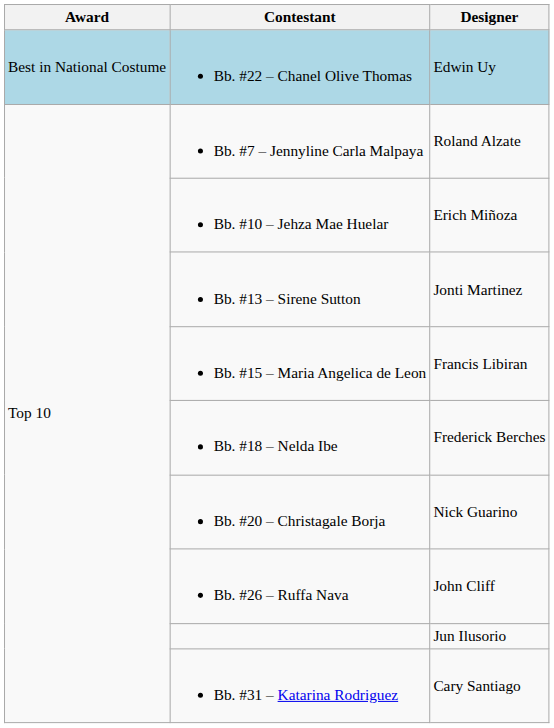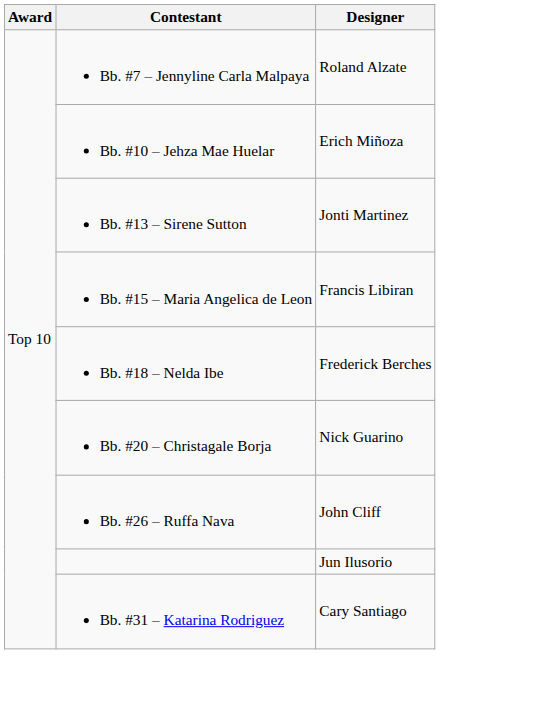- row: (300, 76)
